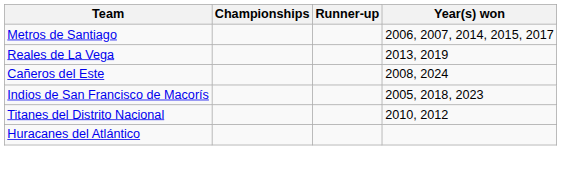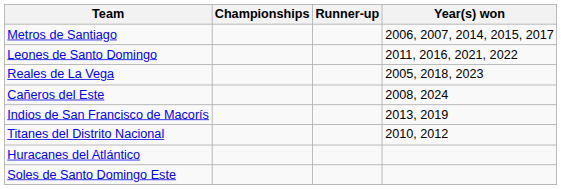+ row: (82, 54)
(417, 54) 2013, 2019 -> (434, 74) 2005, 2018, 2023
(434, 94) 2005, 2018, 2023 -> (417, 114) 2013, 2019
+ row: (92, 174)
